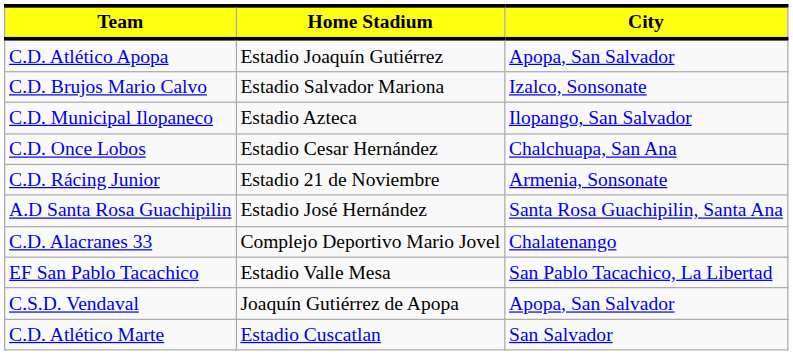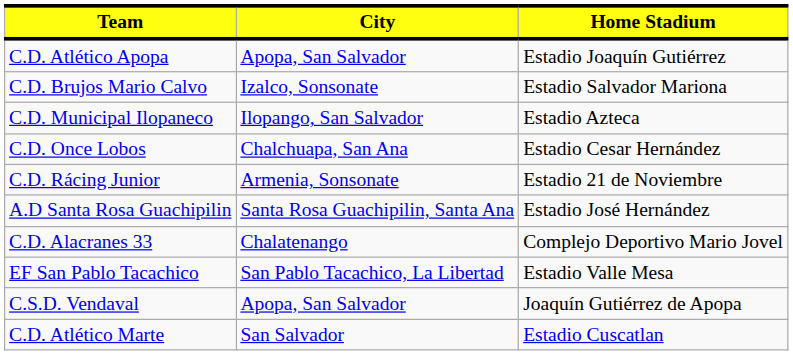columns swapped: (646, 22) <-> (370, 22)
